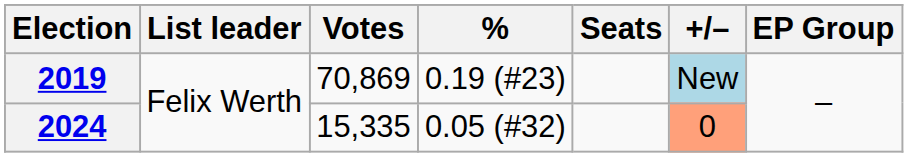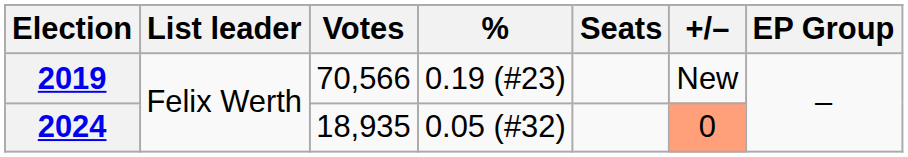(363, 77) 70,869 -> (363, 77) 70,566
(707, 77) lightblue background -> (707, 77) no background
(363, 126) 15,335 -> (363, 126) 18,935
